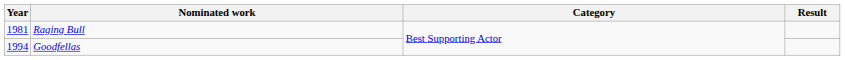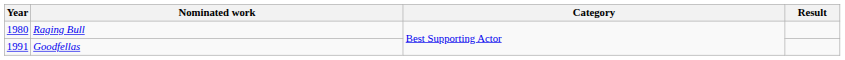(18, 30) 1981 -> (18, 30) 1980
(18, 47) 1994 -> (18, 47) 1991
